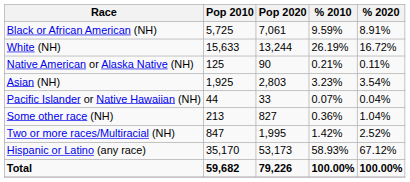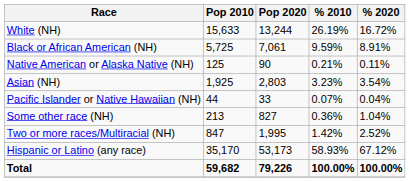rows swapped: (34, 47) <-> (82, 30)
